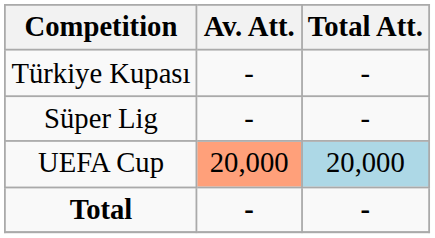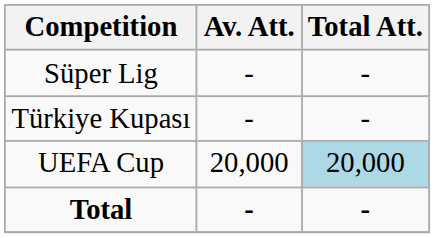rows swapped: (101, 118) <-> (101, 72)
(249, 163) lightsalmon background -> (249, 163) no background
